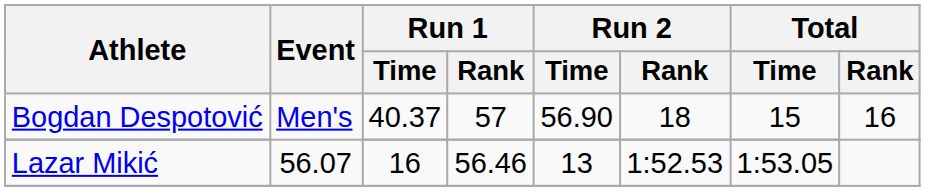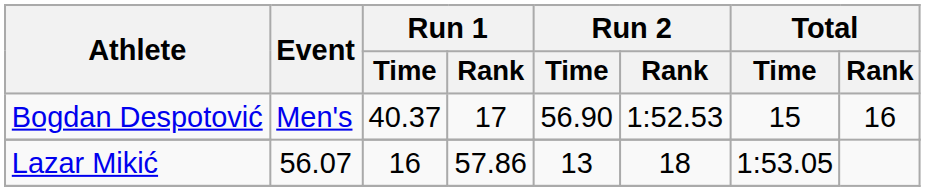(491, 117) 57 -> (491, 117) 17
(675, 117) 18 -> (675, 117) 1:52.53
(491, 163) 56.46 -> (491, 163) 57.86
(675, 163) 1:52.53 -> (675, 163) 18
